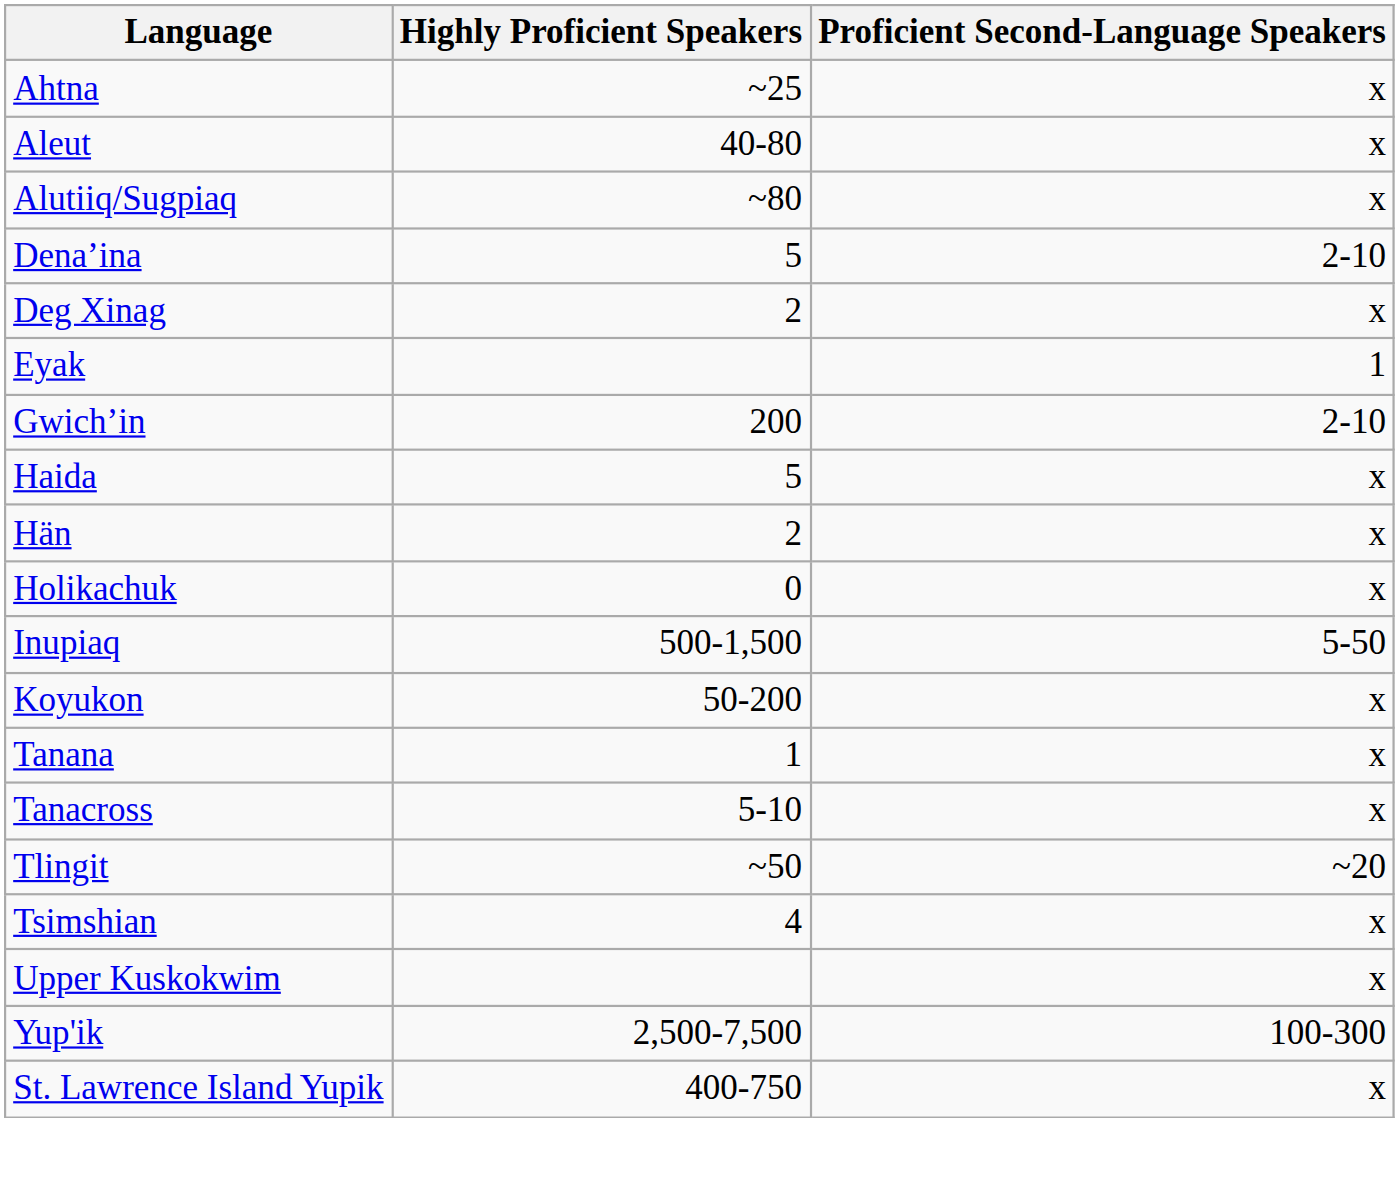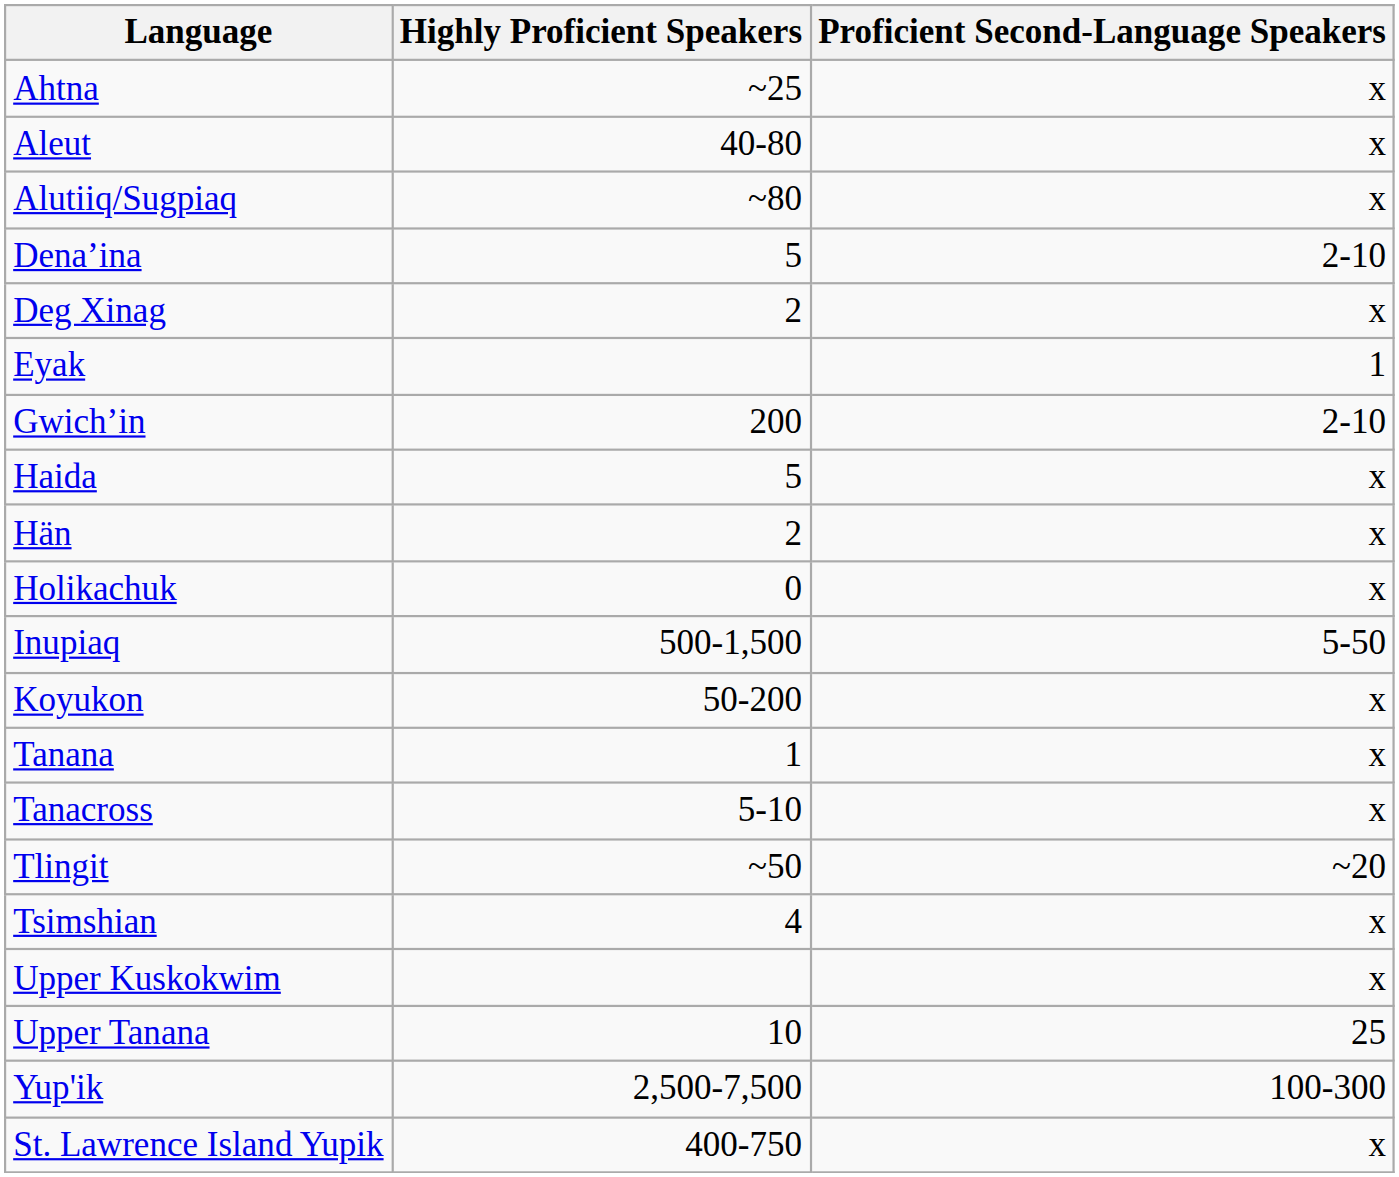+ row: (111, 1032)
